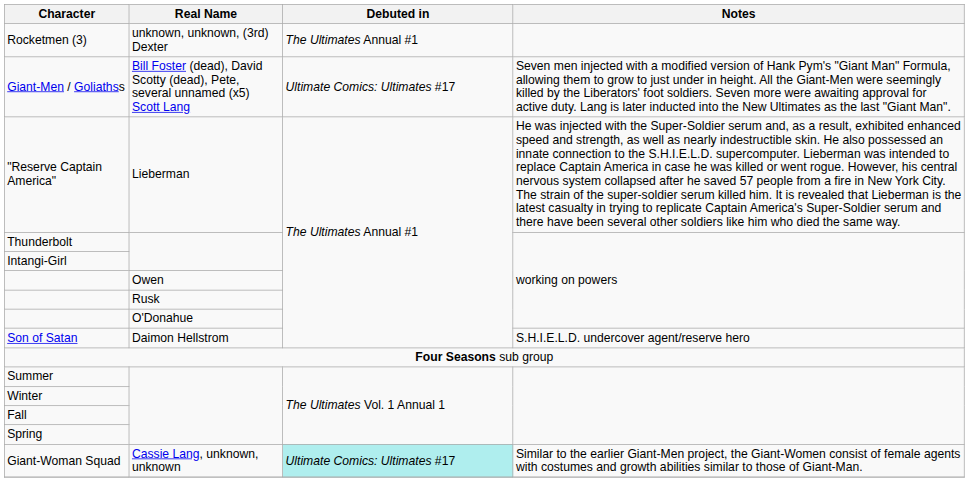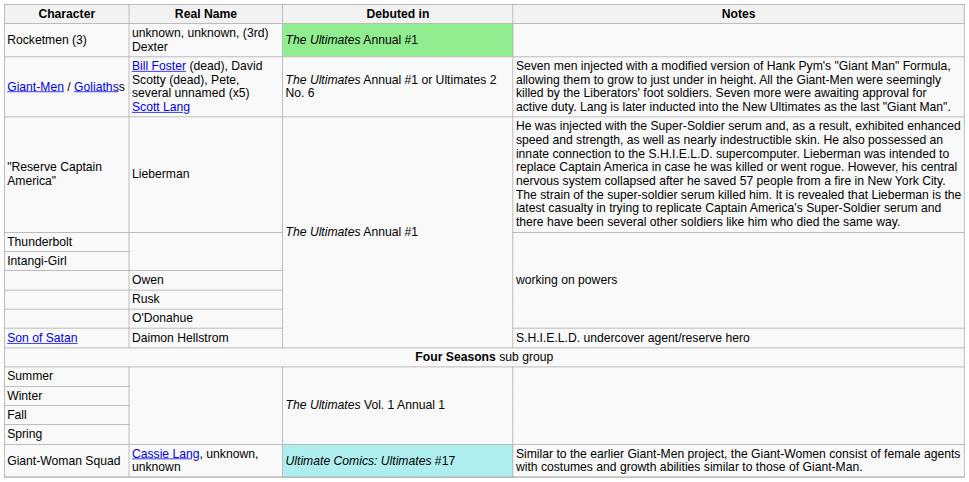(352, 40) no background -> (352, 40) lightgreen background
(370, 86) Ultimate Comics: Ultimates #17 -> (391, 86) The Ultimates Annual #1 or Ultimates 2 No. 6
